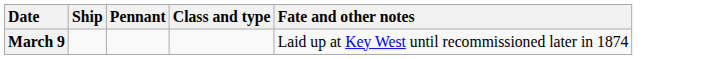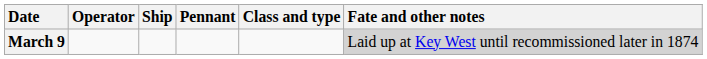+ column: (103, 16)
(453, 41) no background -> (523, 41) lightgrey background
